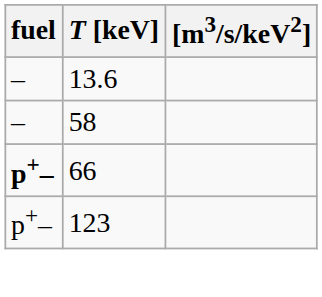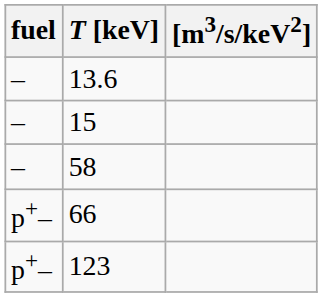+ row: (83, 122)
(32, 170) bold -> (31, 214) normal
